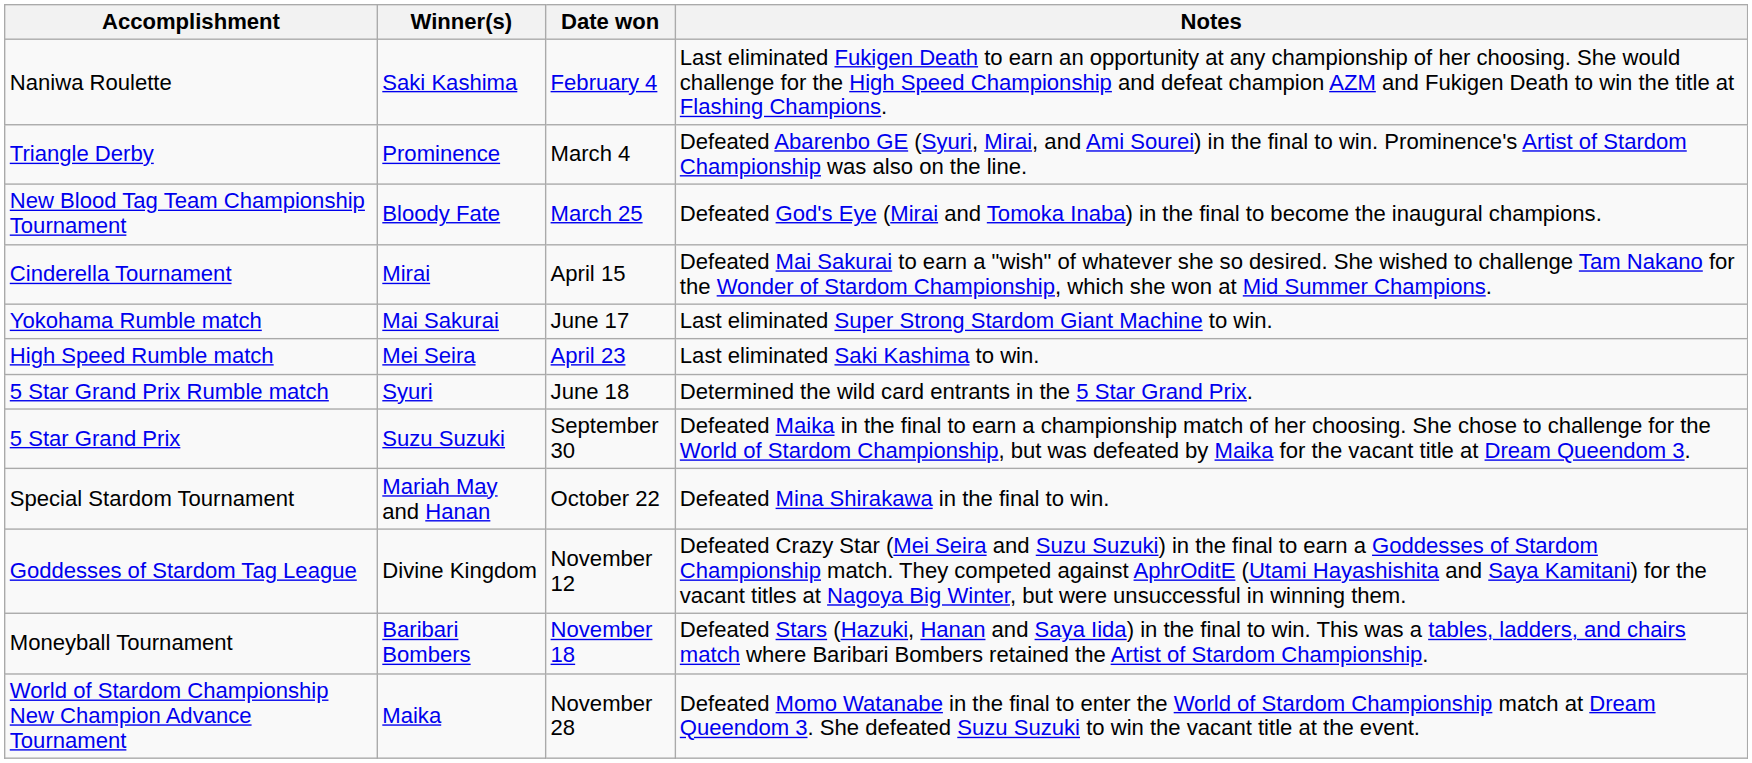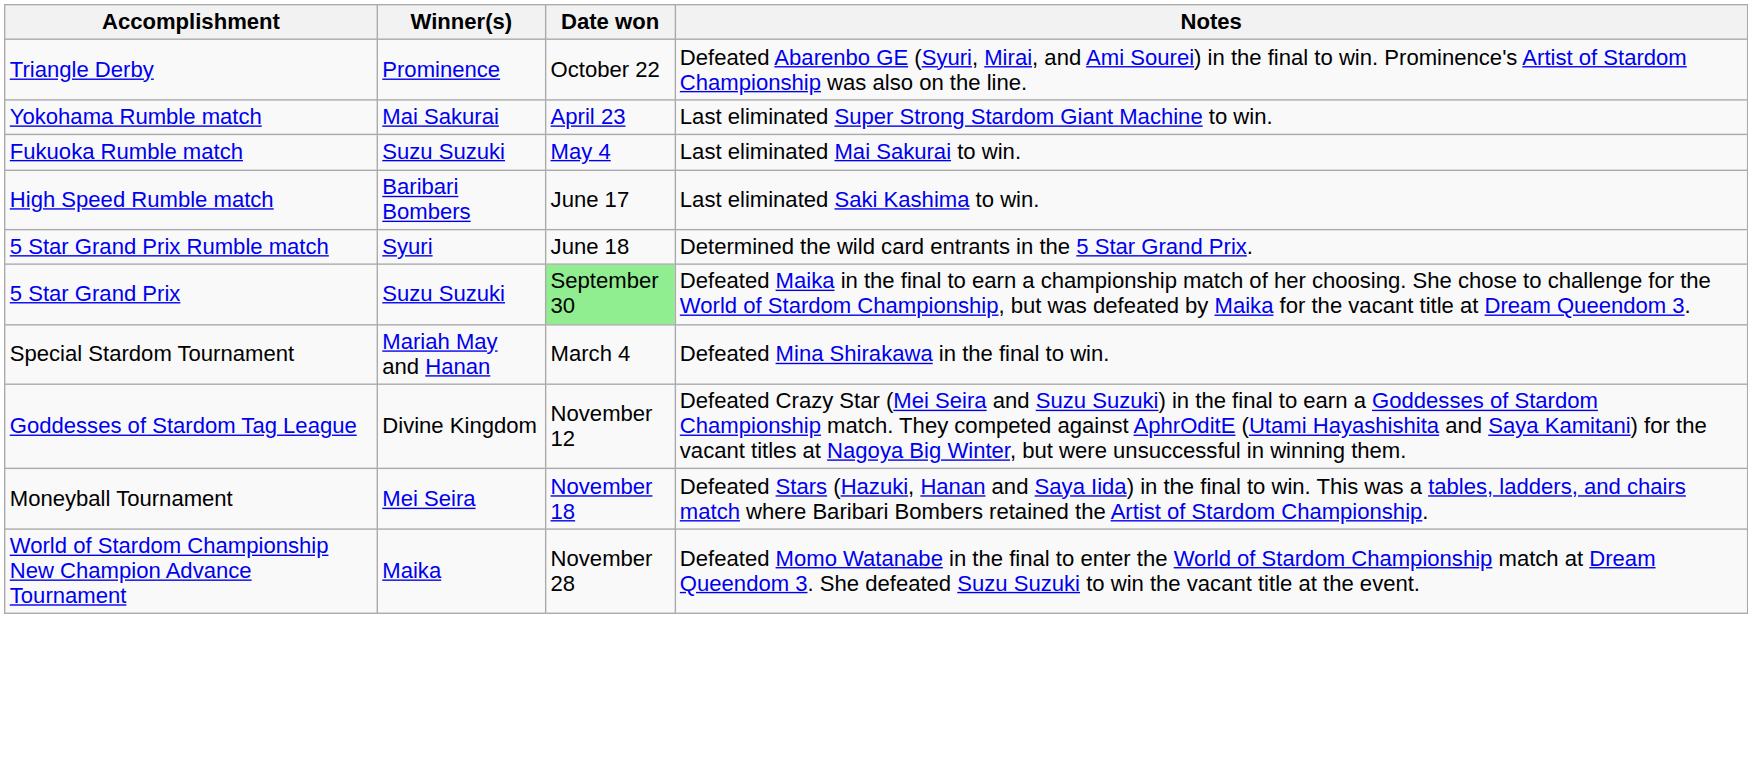- row: (91, 81)
(590, 154) March 4 -> (605, 69) October 22
- row: (187, 214)
- row: (121, 273)
(590, 321) June 17 -> (588, 116) April 23
+ row: (126, 151)
(429, 356) Mei Seira -> (426, 199) Baribari Bombers
(588, 356) April 23 -> (590, 199) June 17
(605, 438) no background -> (605, 294) lightgreen background
(605, 498) October 22 -> (590, 354) March 4
(426, 643) Baribari Bombers -> (429, 498) Mei Seira
